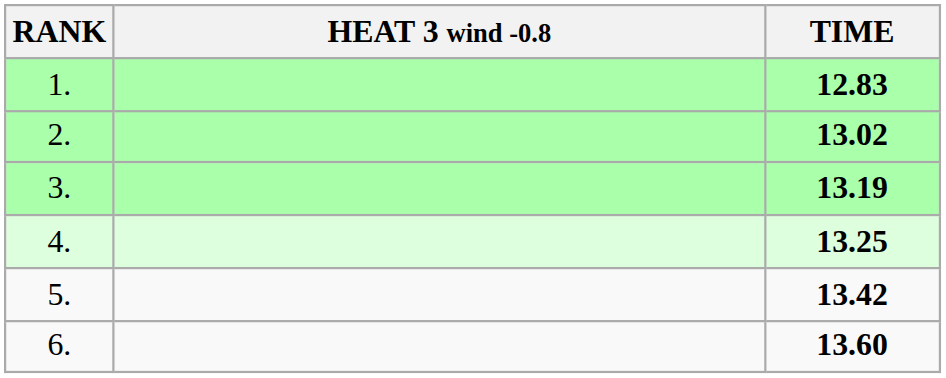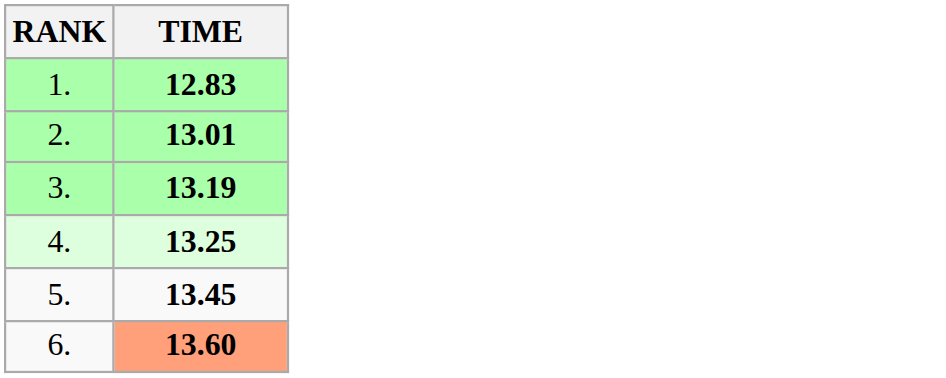- column: (439, 31)
(852, 136) 13.02 -> (201, 136) 13.01
(852, 293) 13.42 -> (201, 293) 13.45
(852, 346) no background -> (201, 346) lightsalmon background
